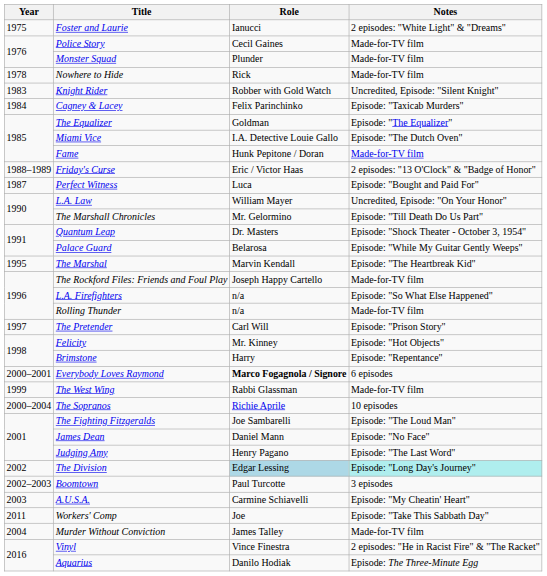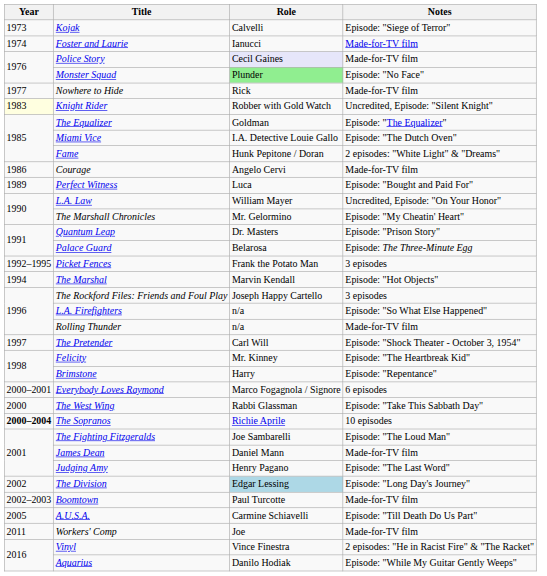+ row: (68, 28)
(17, 28) 1975 -> (17, 43) 1974
(428, 28) 2 episodes: "White Light" & "Dreams" -> (382, 43) Made-for-TV film
(257, 43) no background -> (257, 59) lavender background
(247, 59) no background -> (247, 75) lightgreen background
(387, 59) Made-for-TV film -> (385, 75) Episode: "No Face"
(17, 75) 1978 -> (17, 91) 1977
(17, 91) no background -> (17, 106) lightyellow background
- row: (89, 106)
(387, 153) Made-for-TV film -> (423, 153) 2 episodes: "White Light" & "Dreams"
+ row: (73, 169)
- row: (85, 169)
(17, 185) 1987 -> (17, 185) 1989
(417, 216) Episode: "Till Death Do Us Part" -> (405, 216) Episode: "My Cheatin' Heart"
(439, 232) Episode: "Shock Theater - October 3, 1954" -> (393, 232) Episode: "Prison Story"
(437, 248) Episode: "While My Guitar Gently Weeps" -> (409, 248) Episode: The Three-Minute Egg
+ row: (83, 264)
(17, 264) 1995 -> (17, 279) 1994
(413, 264) Episode: "The Heartbreak Kid" -> (392, 279) Episode: "Hot Objects"
(387, 279) Made-for-TV film -> (366, 295) 3 episodes
(398, 327) Episode: "Prison Story" -> (433, 342) Episode: "Shock Theater - October 3, 1954"
(398, 342) Episode: "Hot Objects" -> (408, 358) Episode: "The Heartbreak Kid"
(289, 374) bold -> (286, 389) normal
(17, 389) 1999 -> (17, 405) 2000
(387, 389) Made-for-TV film -> (414, 405) Episode: "Take This Sabbath Day"
(29, 405) normal -> (29, 421) bold
(390, 437) Episode: "No Face" -> (382, 452) Made-for-TV film
(413, 468) paleturquoise background -> (408, 484) no background
(372, 484) 3 episodes -> (382, 500) Made-for-TV film
(17, 500) 2003 -> (17, 515) 2005
(410, 500) Episode: "My Cheatin' Heart" -> (411, 515) Episode: "Till Death Do Us Part"
(420, 515) Episode: "Take This Sabbath Day" -> (382, 531) Made-for-TV film
- row: (110, 531)
(415, 563) Episode: The Three-Minute Egg -> (431, 563) Episode: "While My Guitar Gently Weeps"
